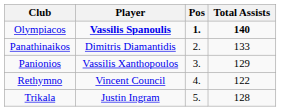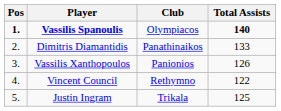columns swapped: (197, 13) <-> (40, 13)
(242, 64) 129 -> (242, 64) 126
(242, 98) 128 -> (242, 98) 125
